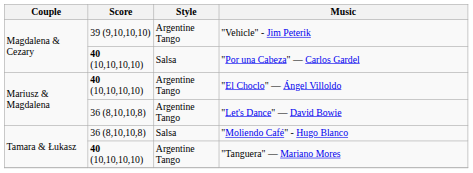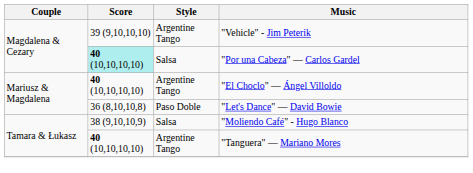(117, 59) no background -> (117, 59) paleturquoise background
(175, 112) Argentine Tango -> (178, 107) Paso Doble
(118, 133) 36 (8,10,10,8) -> (118, 122) 38 (9,10,10,9)
